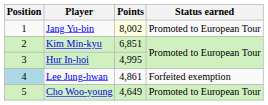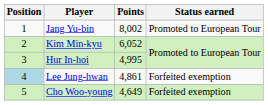(131, 28) lightyellow background -> (131, 28) no background
(131, 44) 6,851 -> (131, 44) 6,052
(205, 92) Promoted to European Tour -> (190, 92) Forfeited exemption
